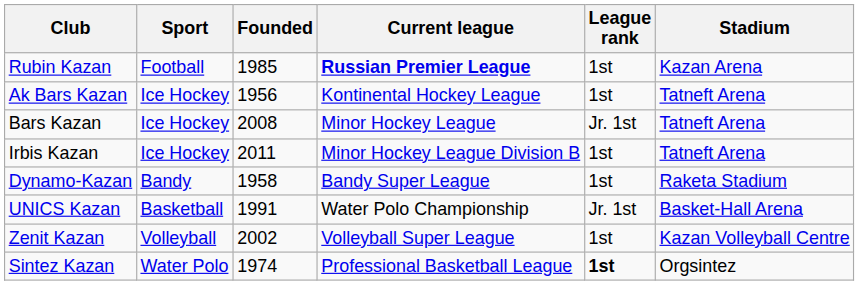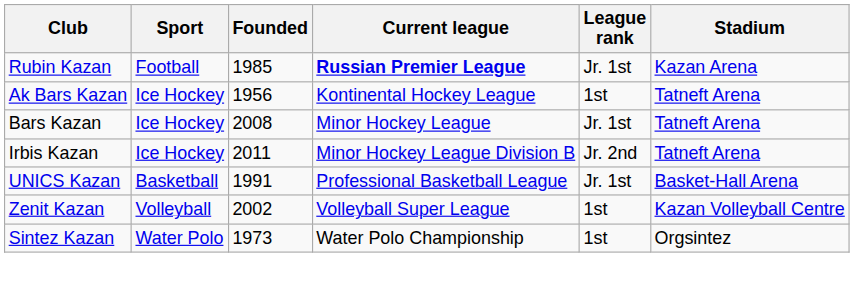(600, 67) 1st -> (607, 67) Jr. 1st
(600, 152) 1st -> (610, 152) Jr. 2nd
- row: (70, 180)
(425, 209) Water Polo Championship -> (442, 180) Professional Basketball League
(257, 266) 1974 -> (252, 237) 1973
(447, 266) Professional Basketball League -> (420, 237) Water Polo Championship
(601, 266) bold -> (595, 237) normal
